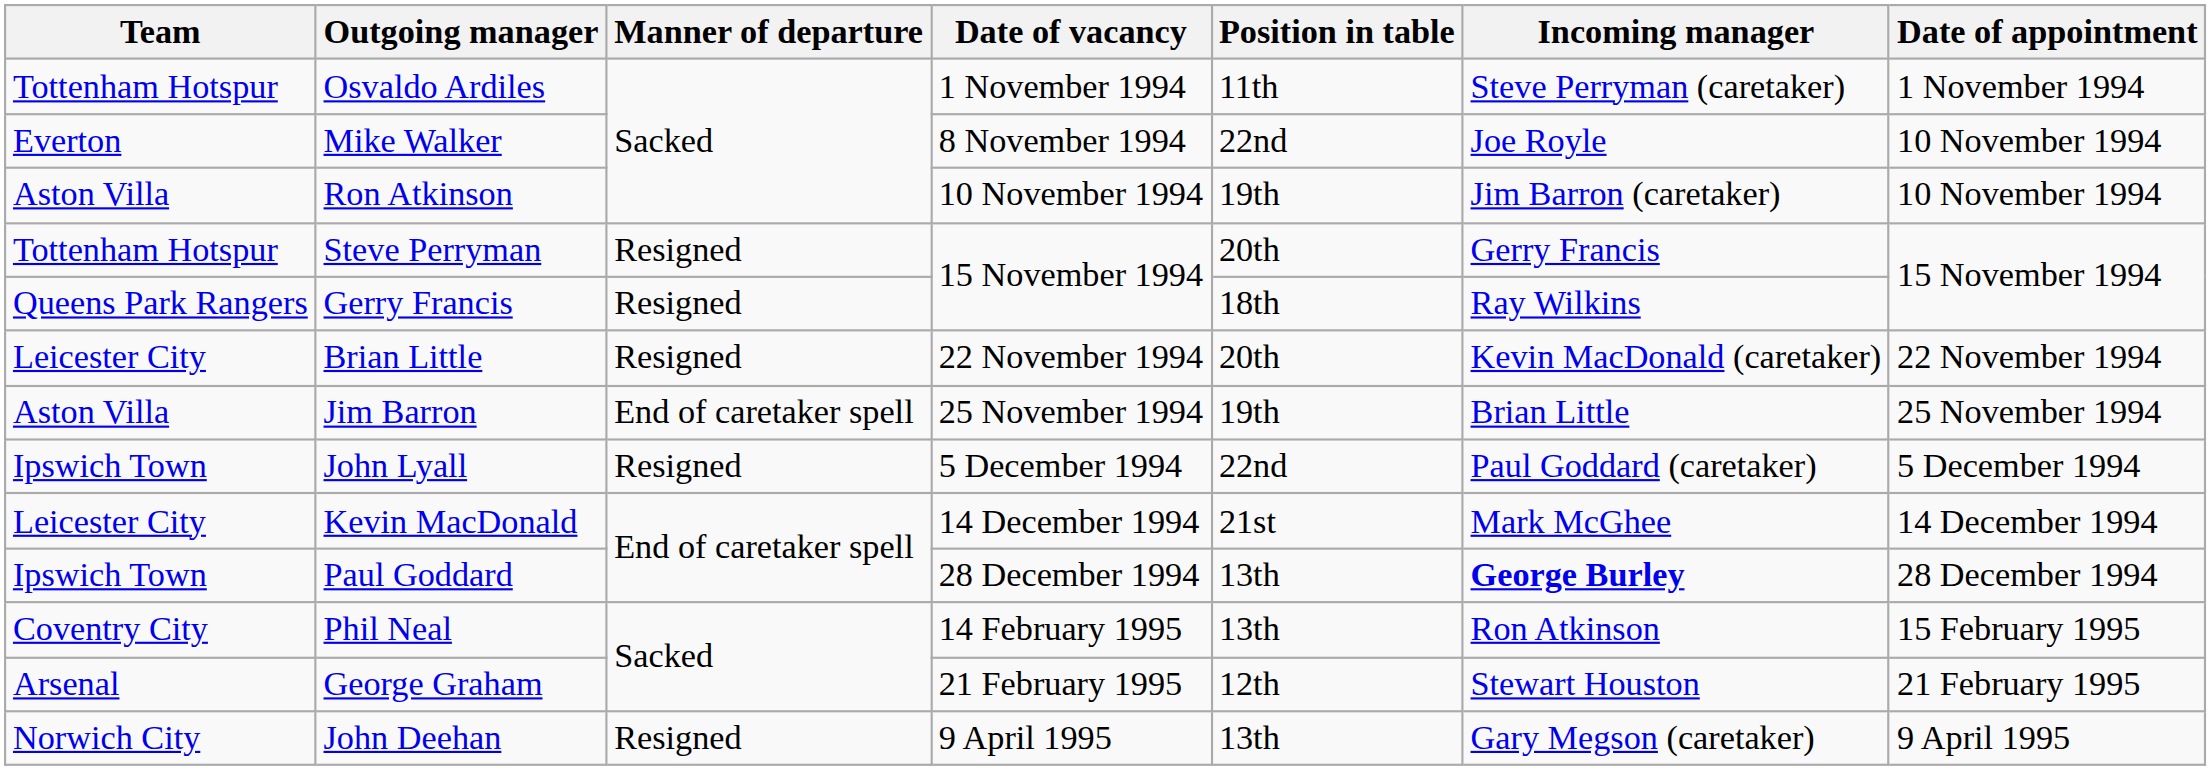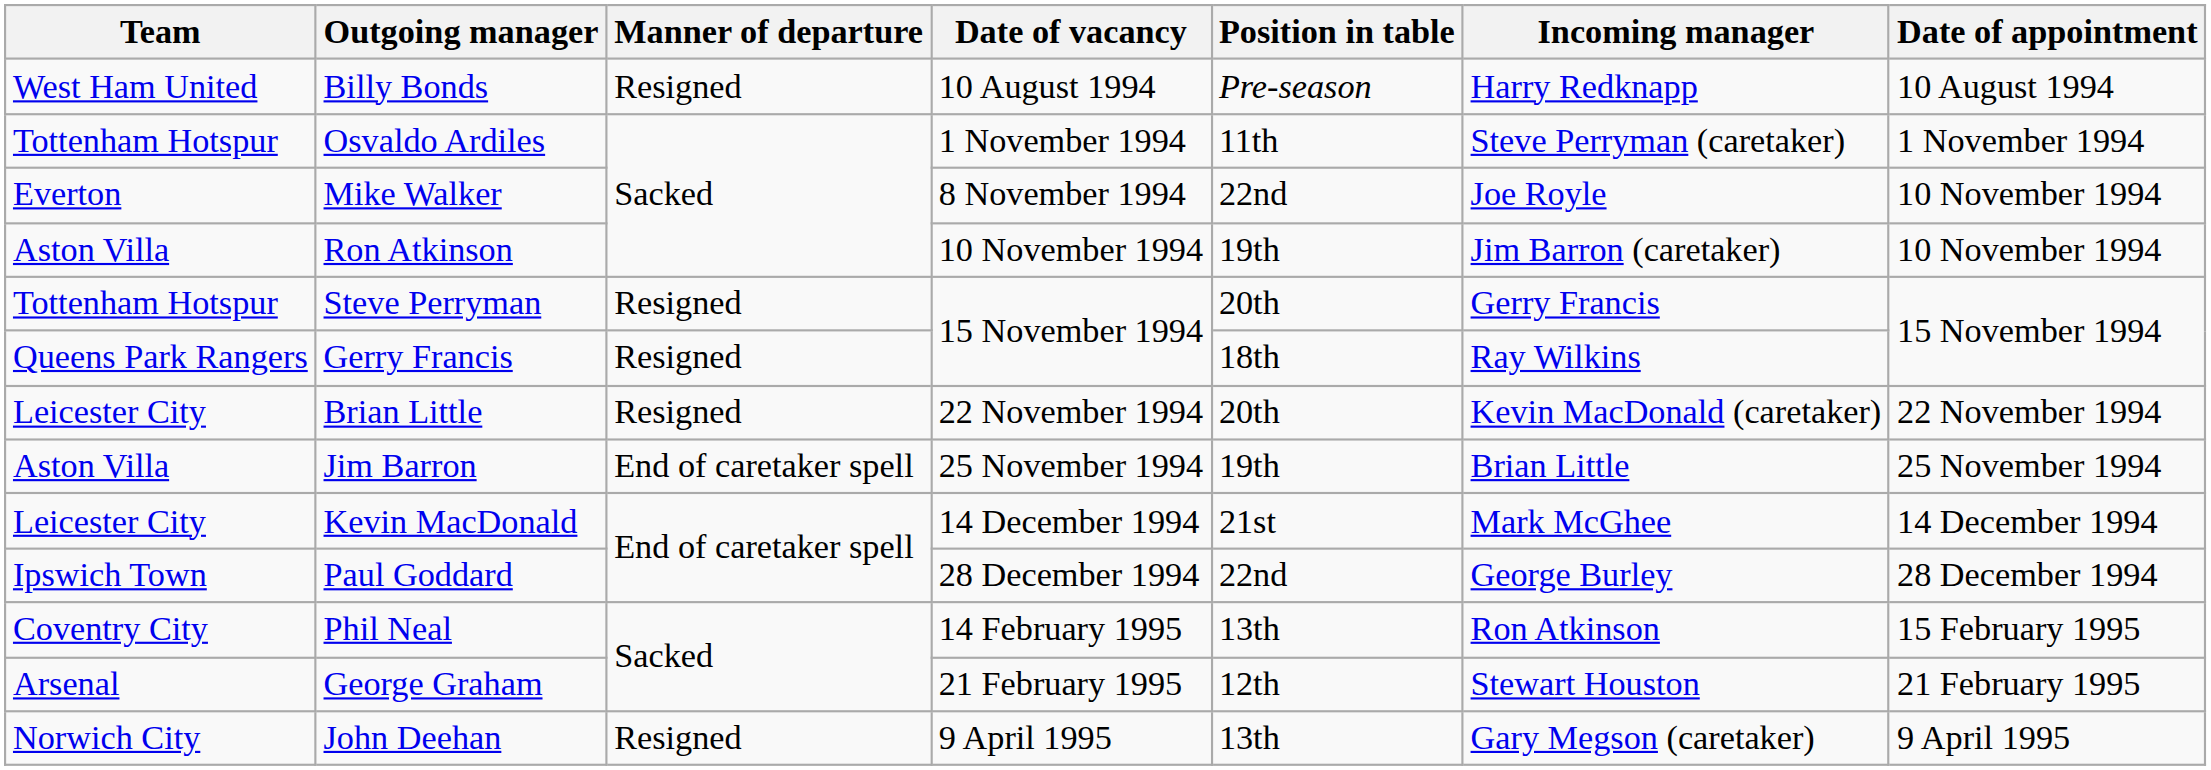+ row: (406, 85)
- row: (395, 466)
(1249, 574) 13th -> (1253, 574) 22nd
(1578, 574) bold -> (1572, 574) normal
